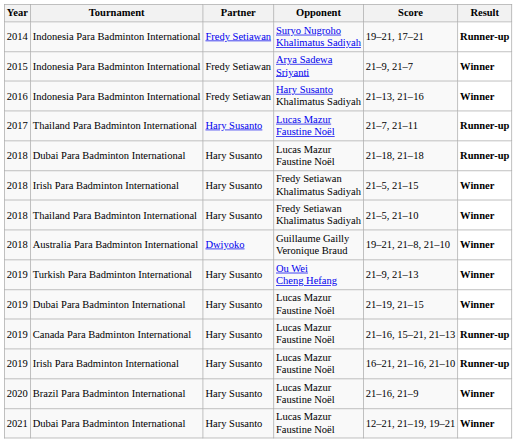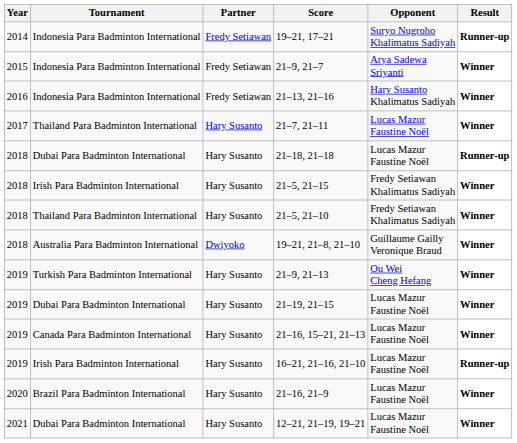columns swapped: (318, 13) <-> (411, 13)
(485, 126) Runner-up -> (477, 126) Winner
(485, 334) Runner-up -> (477, 334) Winner
